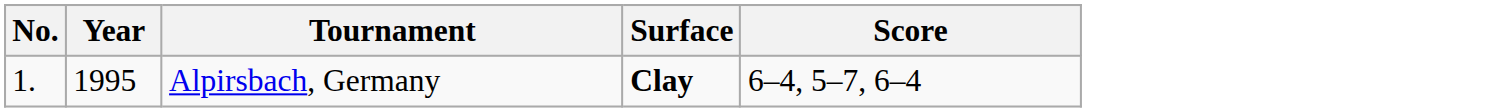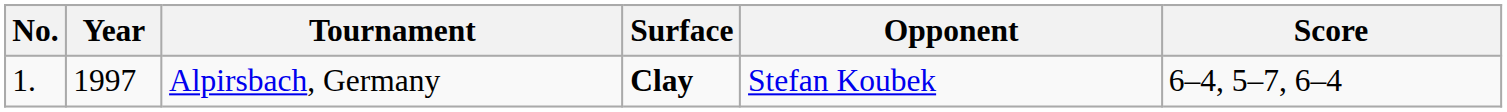+ column: (951, 29)
(105, 80) 1995 -> (105, 80) 1997
